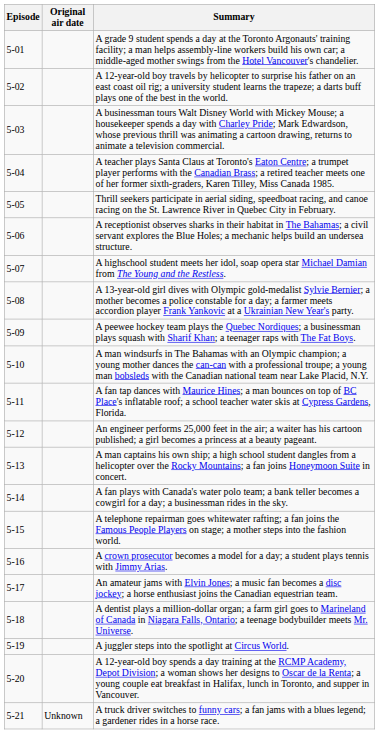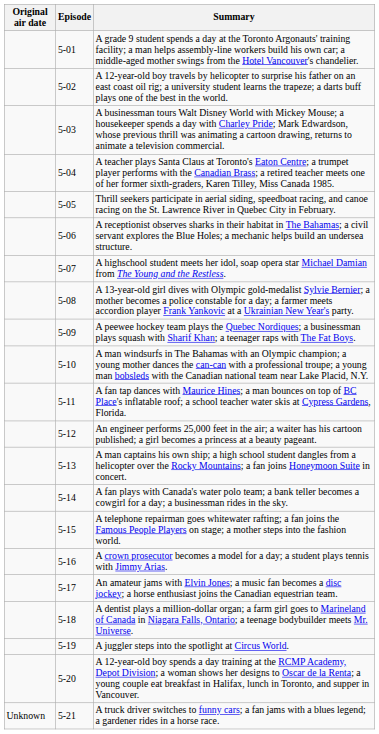columns swapped: (23, 17) <-> (68, 17)
